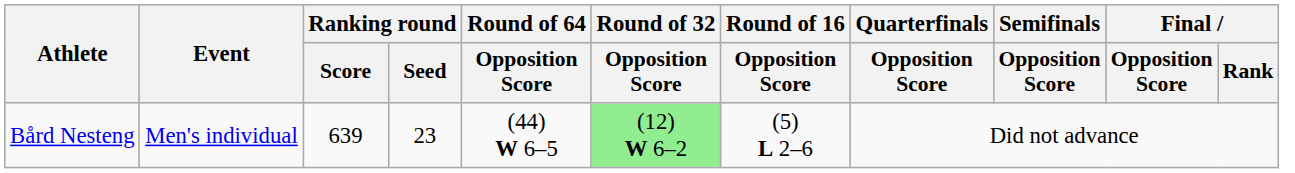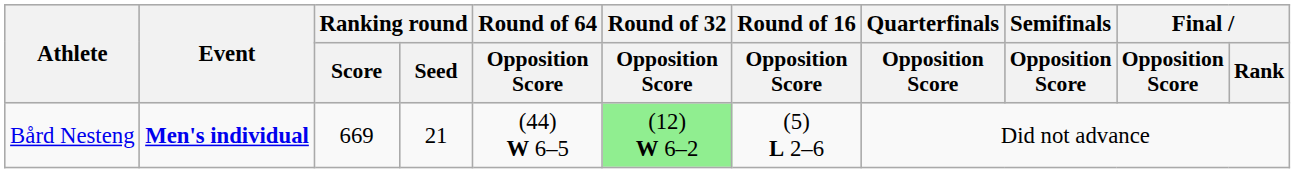(221, 135) normal -> (227, 135) bold
(345, 135) 639 -> (357, 135) 669
(425, 135) 23 -> (436, 135) 21
